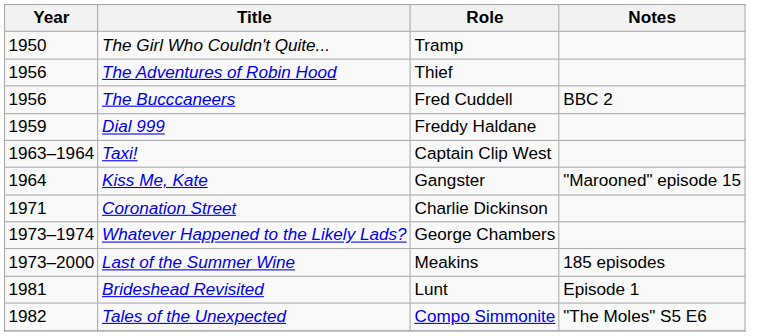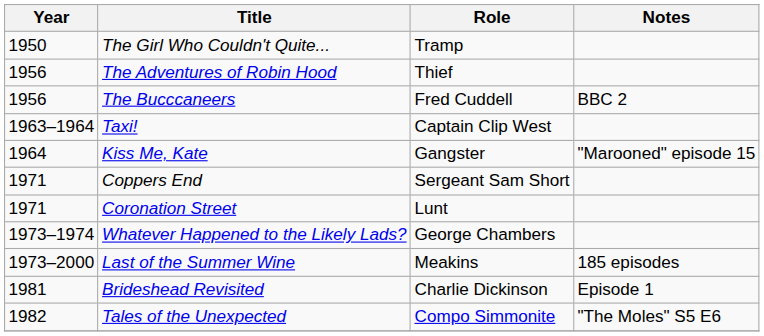- row: (133, 126)
+ row: (152, 180)
(481, 208) Charlie Dickinson -> (431, 208) Lunt
(431, 289) Lunt -> (481, 289) Charlie Dickinson
